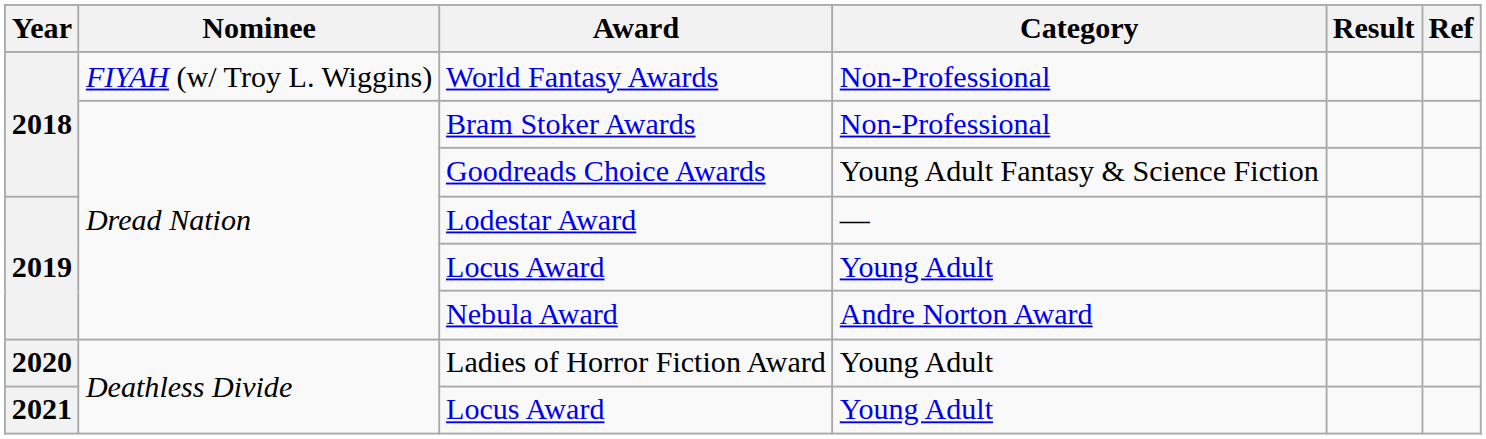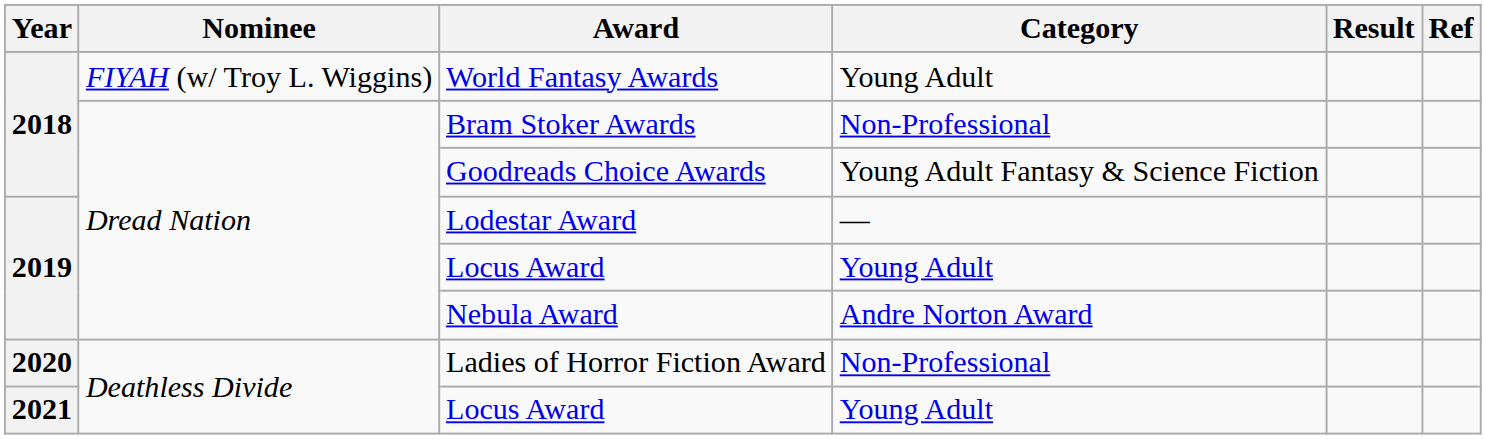(945, 76) Non-Professional -> (916, 76) Young Adult
(916, 362) Young Adult -> (945, 362) Non-Professional
